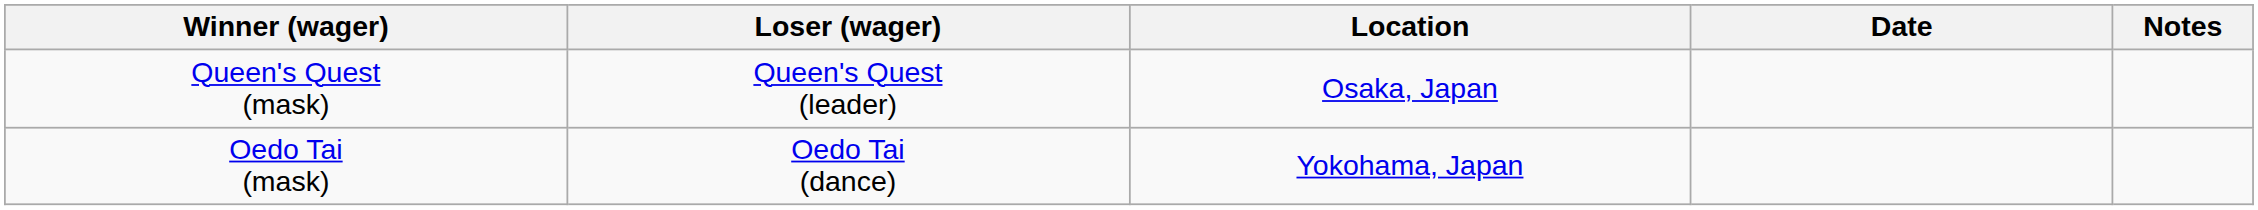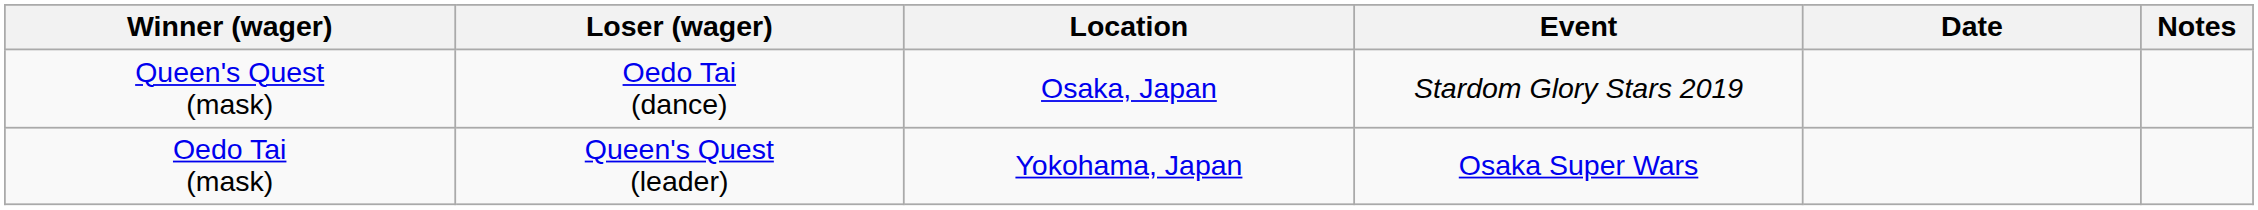+ column: (1579, 27)
(848, 88) Queen's Quest (leader) -> (679, 88) Oedo Tai (dance)
(848, 165) Oedo Tai (dance) -> (679, 165) Queen's Quest (leader)
